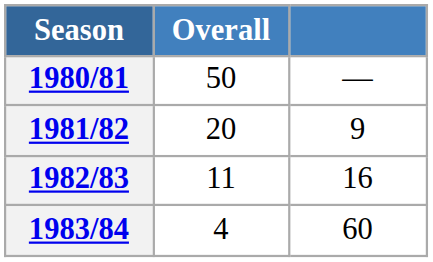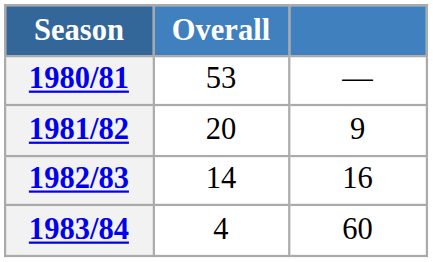(221, 79) 50 -> (221, 79) 53
(221, 179) 11 -> (221, 179) 14
